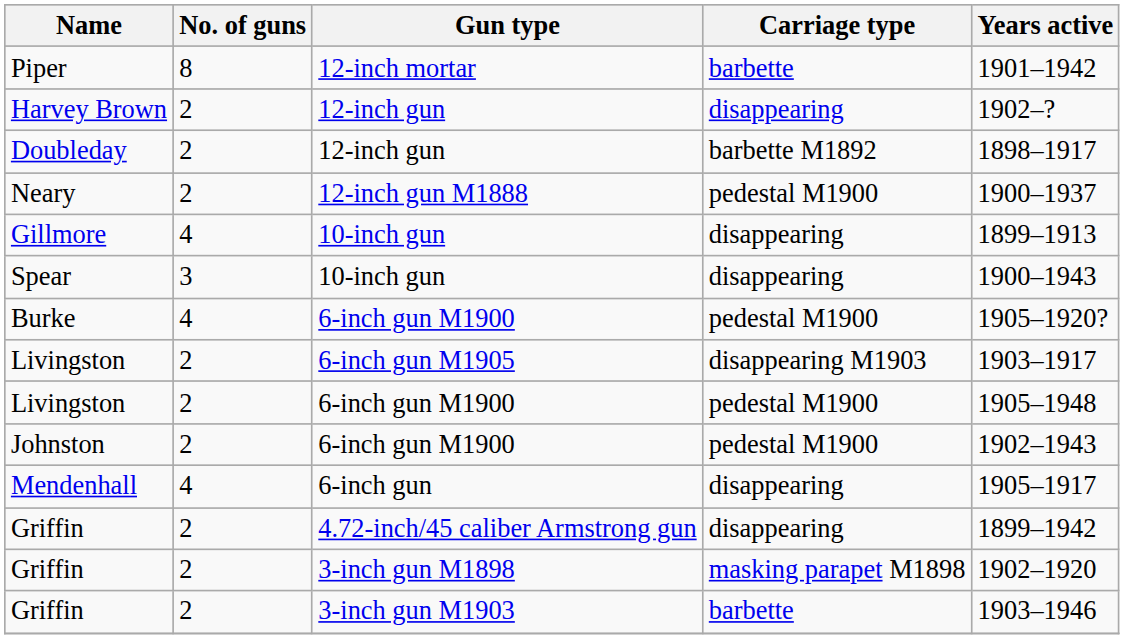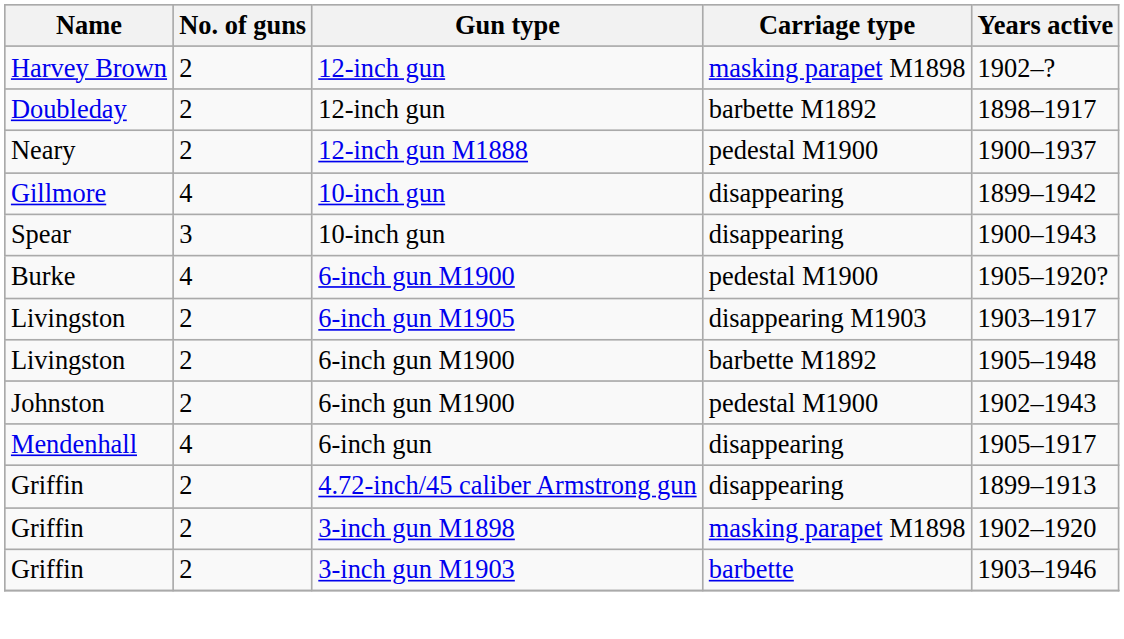- row: (39, 67)
(776, 109) disappearing -> (837, 67) masking parapet M1898
(1037, 234) 1899–1913 -> (1037, 192) 1899–1942
(793, 402) pedestal M1900 -> (793, 360) barbette M1892
(1037, 527) 1899–1942 -> (1037, 485) 1899–1913
